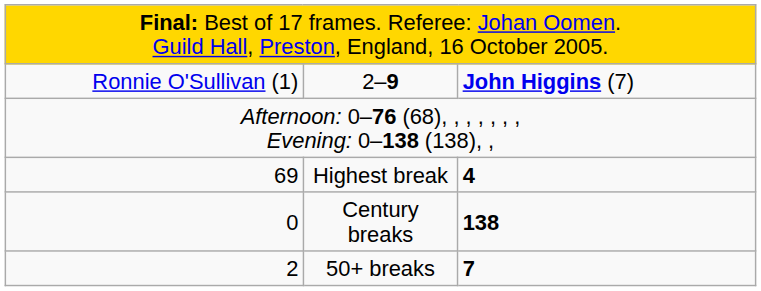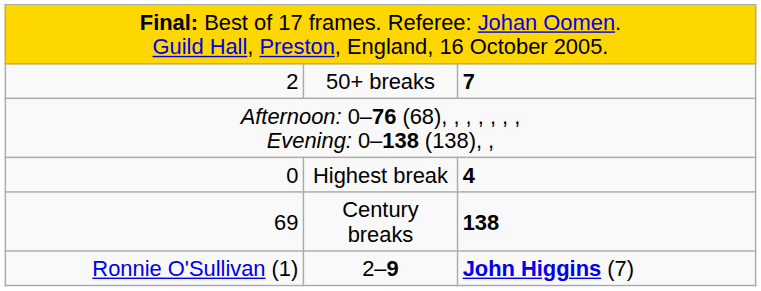rows swapped: (380, 81) <-> (380, 269)
(286, 175) 69 -> (292, 175) 0
(292, 222) 0 -> (286, 222) 69
